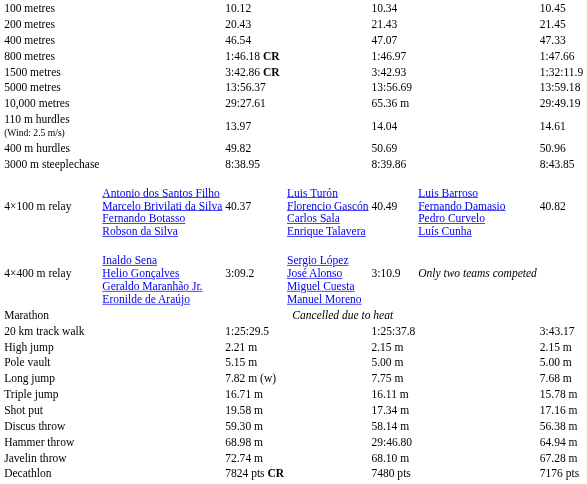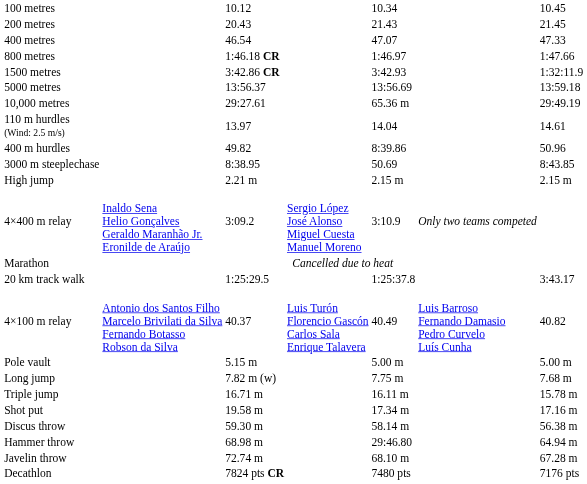(384, 148) 50.69 -> (389, 148) 8:39.86
(389, 164) 8:39.86 -> (384, 164) 50.69
rows swapped: (38, 206) <-> (29, 347)
